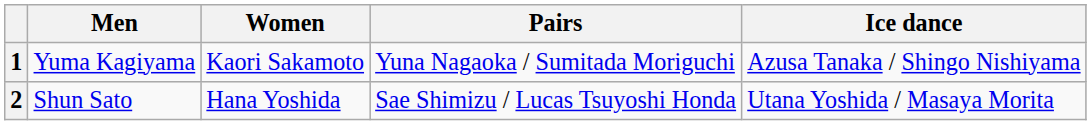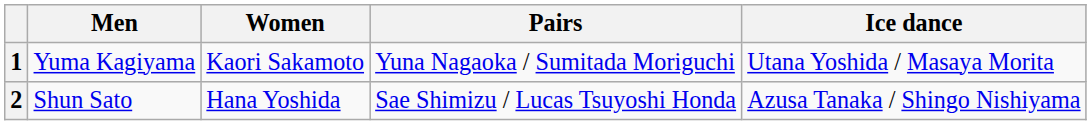(914, 61) Azusa Tanaka / Shingo Nishiyama -> (901, 61) Utana Yoshida / Masaya Morita
(901, 100) Utana Yoshida / Masaya Morita -> (914, 100) Azusa Tanaka / Shingo Nishiyama
